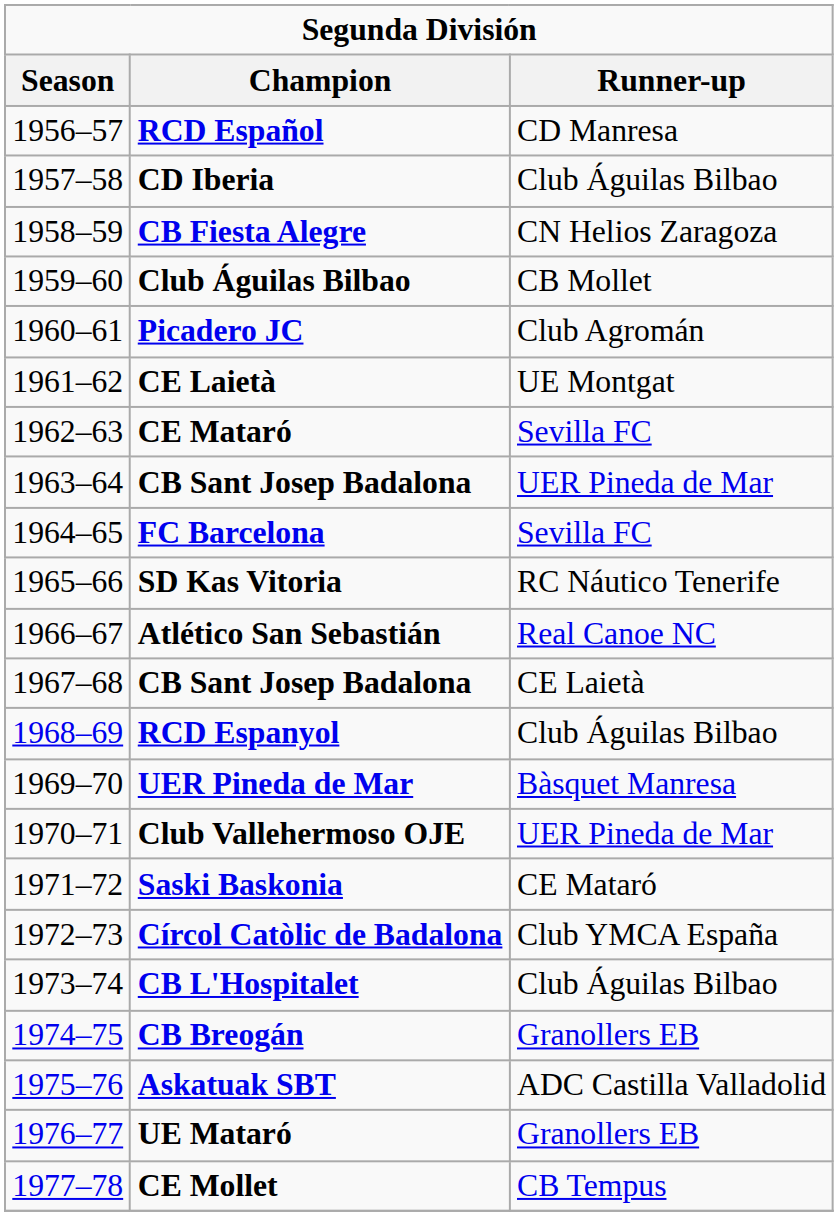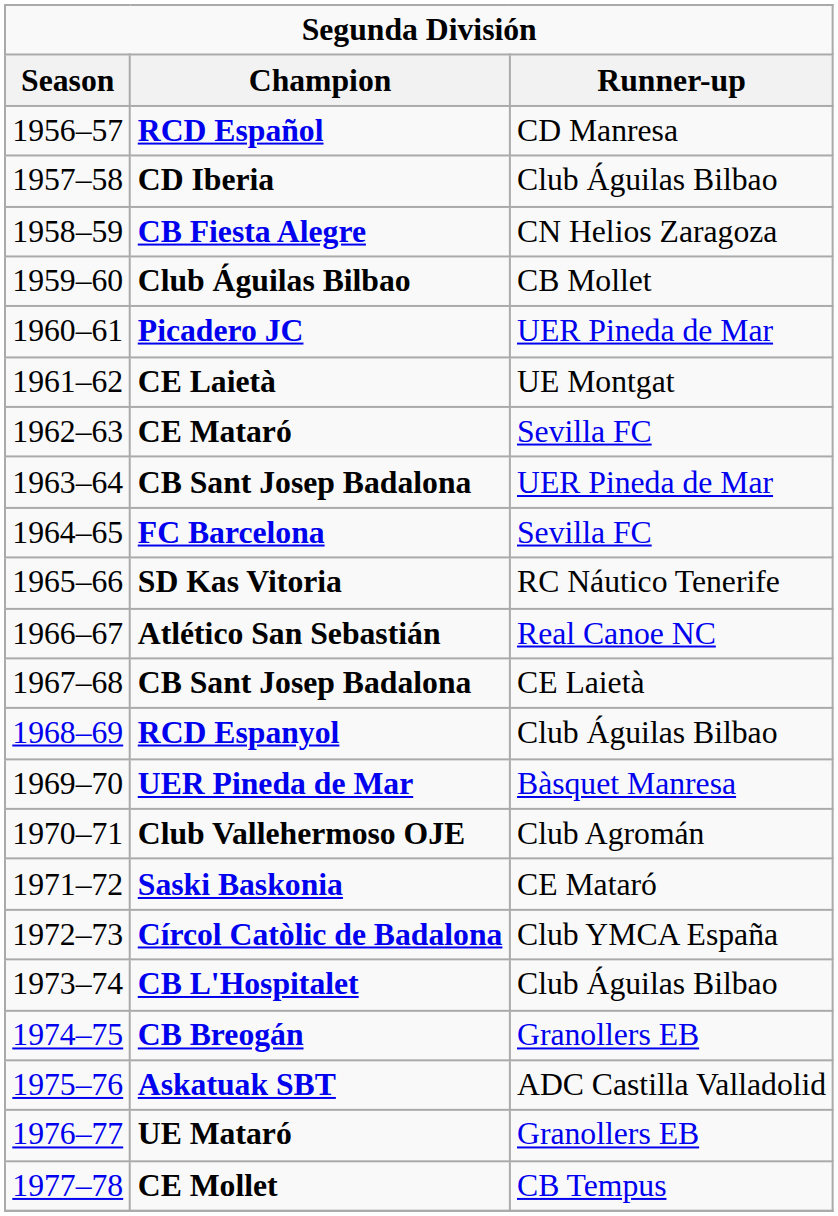(611, 331) Club Agromán -> (645, 331) UER Pineda de Mar
(645, 833) UER Pineda de Mar -> (611, 833) Club Agromán
